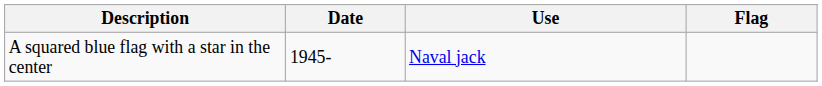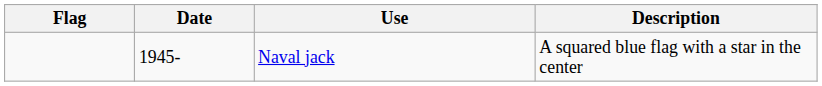columns swapped: (751, 18) <-> (145, 18)
